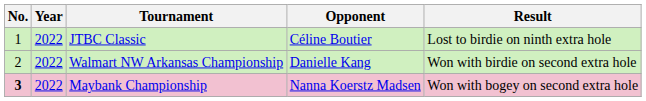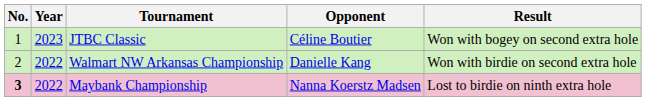(49, 39) 2022 -> (49, 39) 2023
(519, 39) Lost to birdie on ninth extra hole -> (533, 39) Won with bogey on second extra hole
(533, 85) Won with bogey on second extra hole -> (519, 85) Lost to birdie on ninth extra hole
